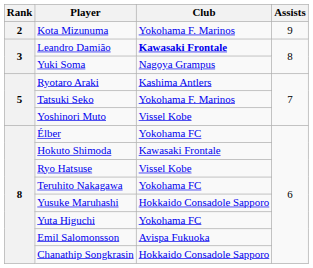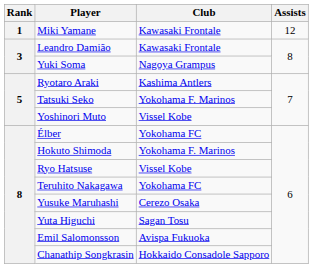+ row: (67, 30)
- row: (73, 30)
(183, 47) bold -> (180, 47) normal
(180, 151) Kawasaki Frontale -> (187, 151) Yokohama F. Marinos
(204, 202) Hokkaido Consadole Sapporo -> (169, 202) Cerezo Osaka
(170, 220) Yokohama FC -> (164, 220) Sagan Tosu
